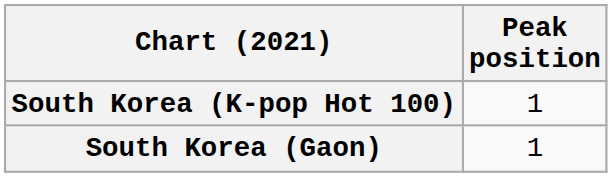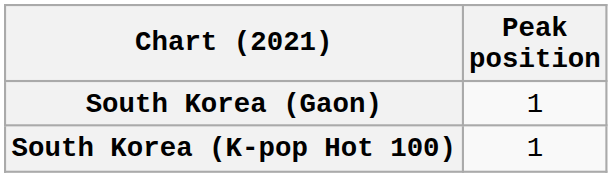rows swapped: (234, 148) <-> (234, 104)
